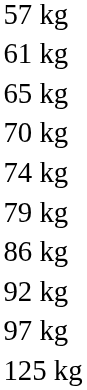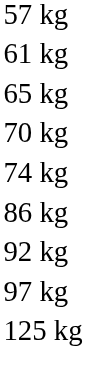- row: (36, 212)
